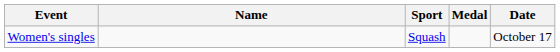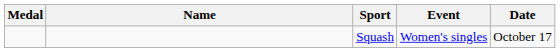columns swapped: (470, 15) <-> (51, 15)
